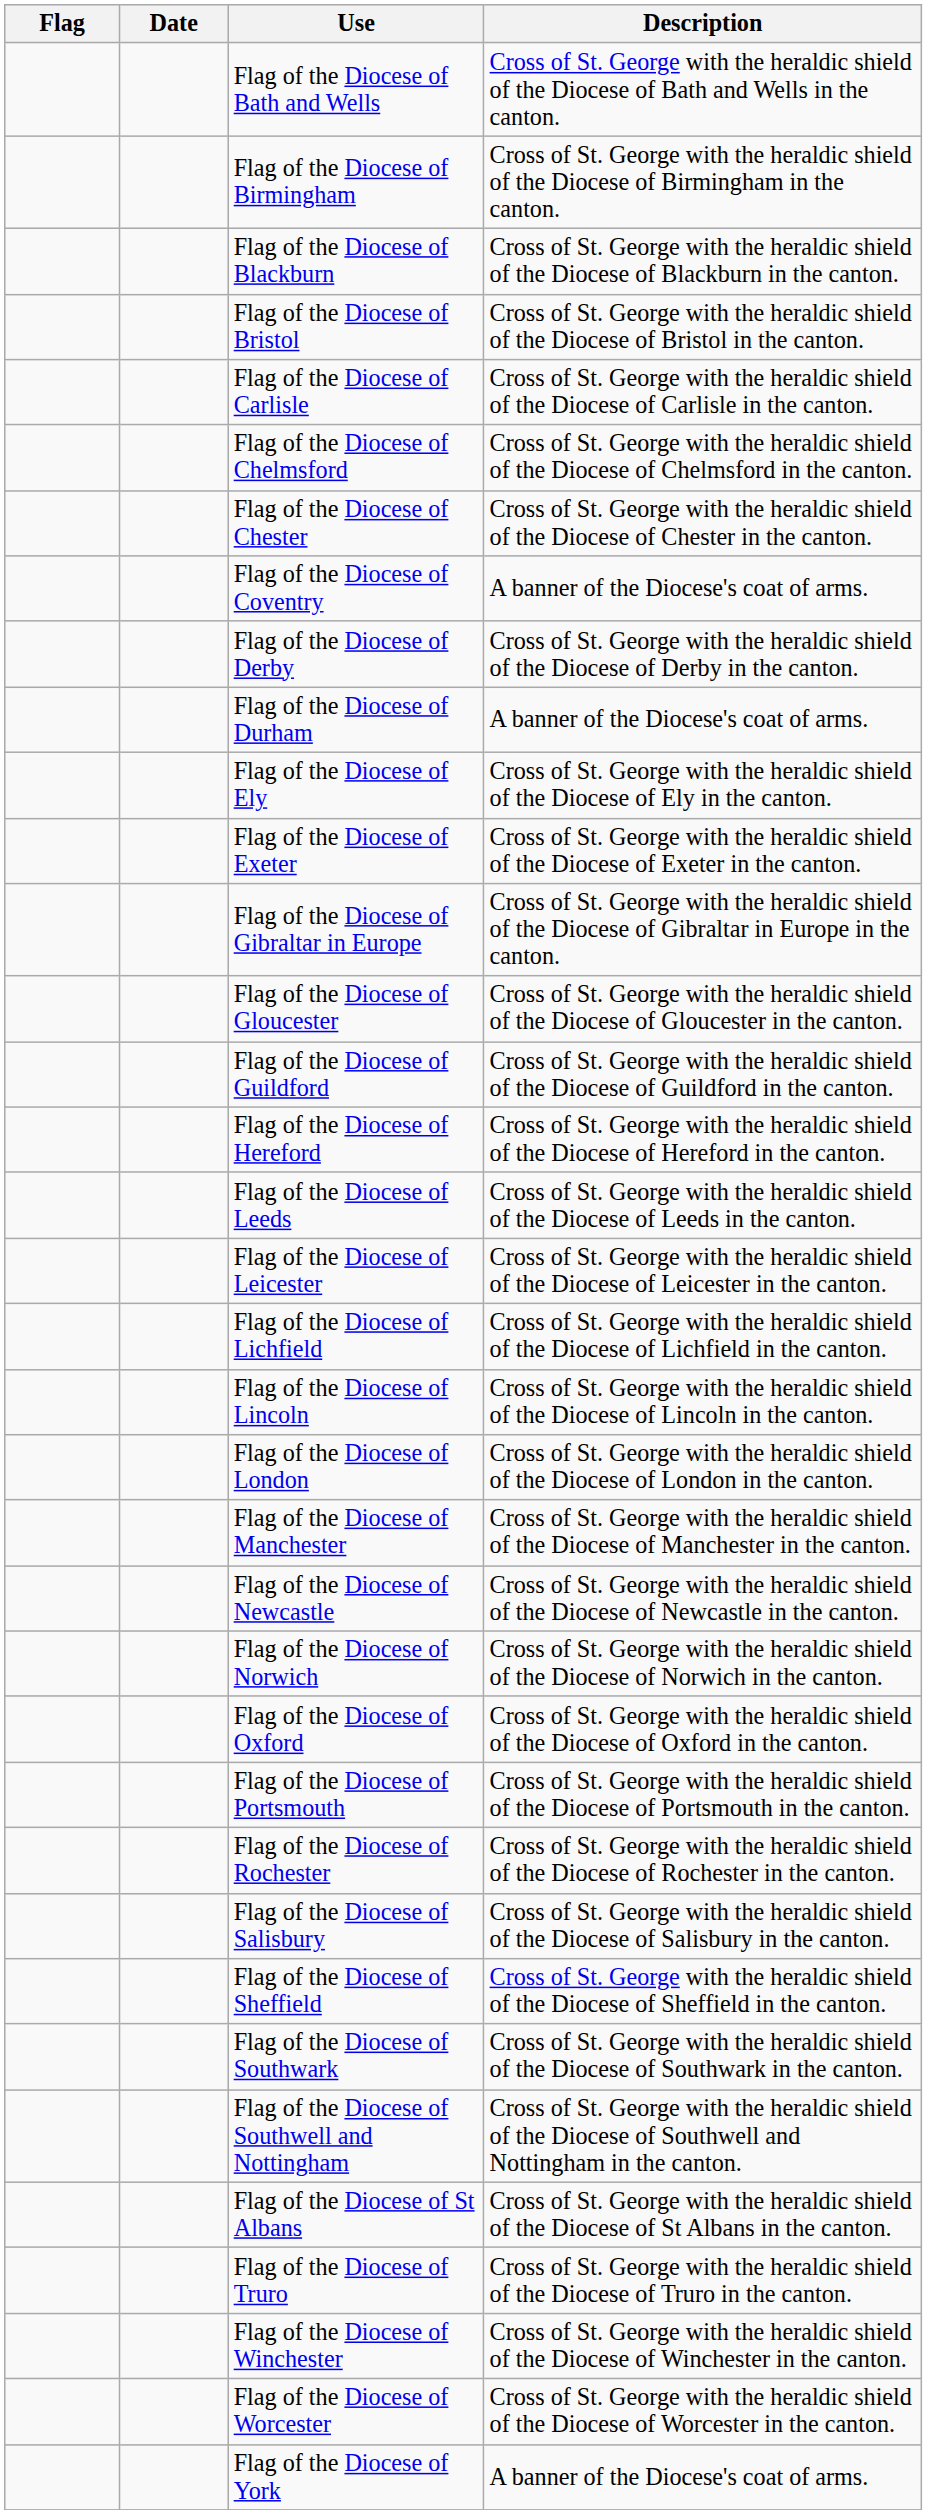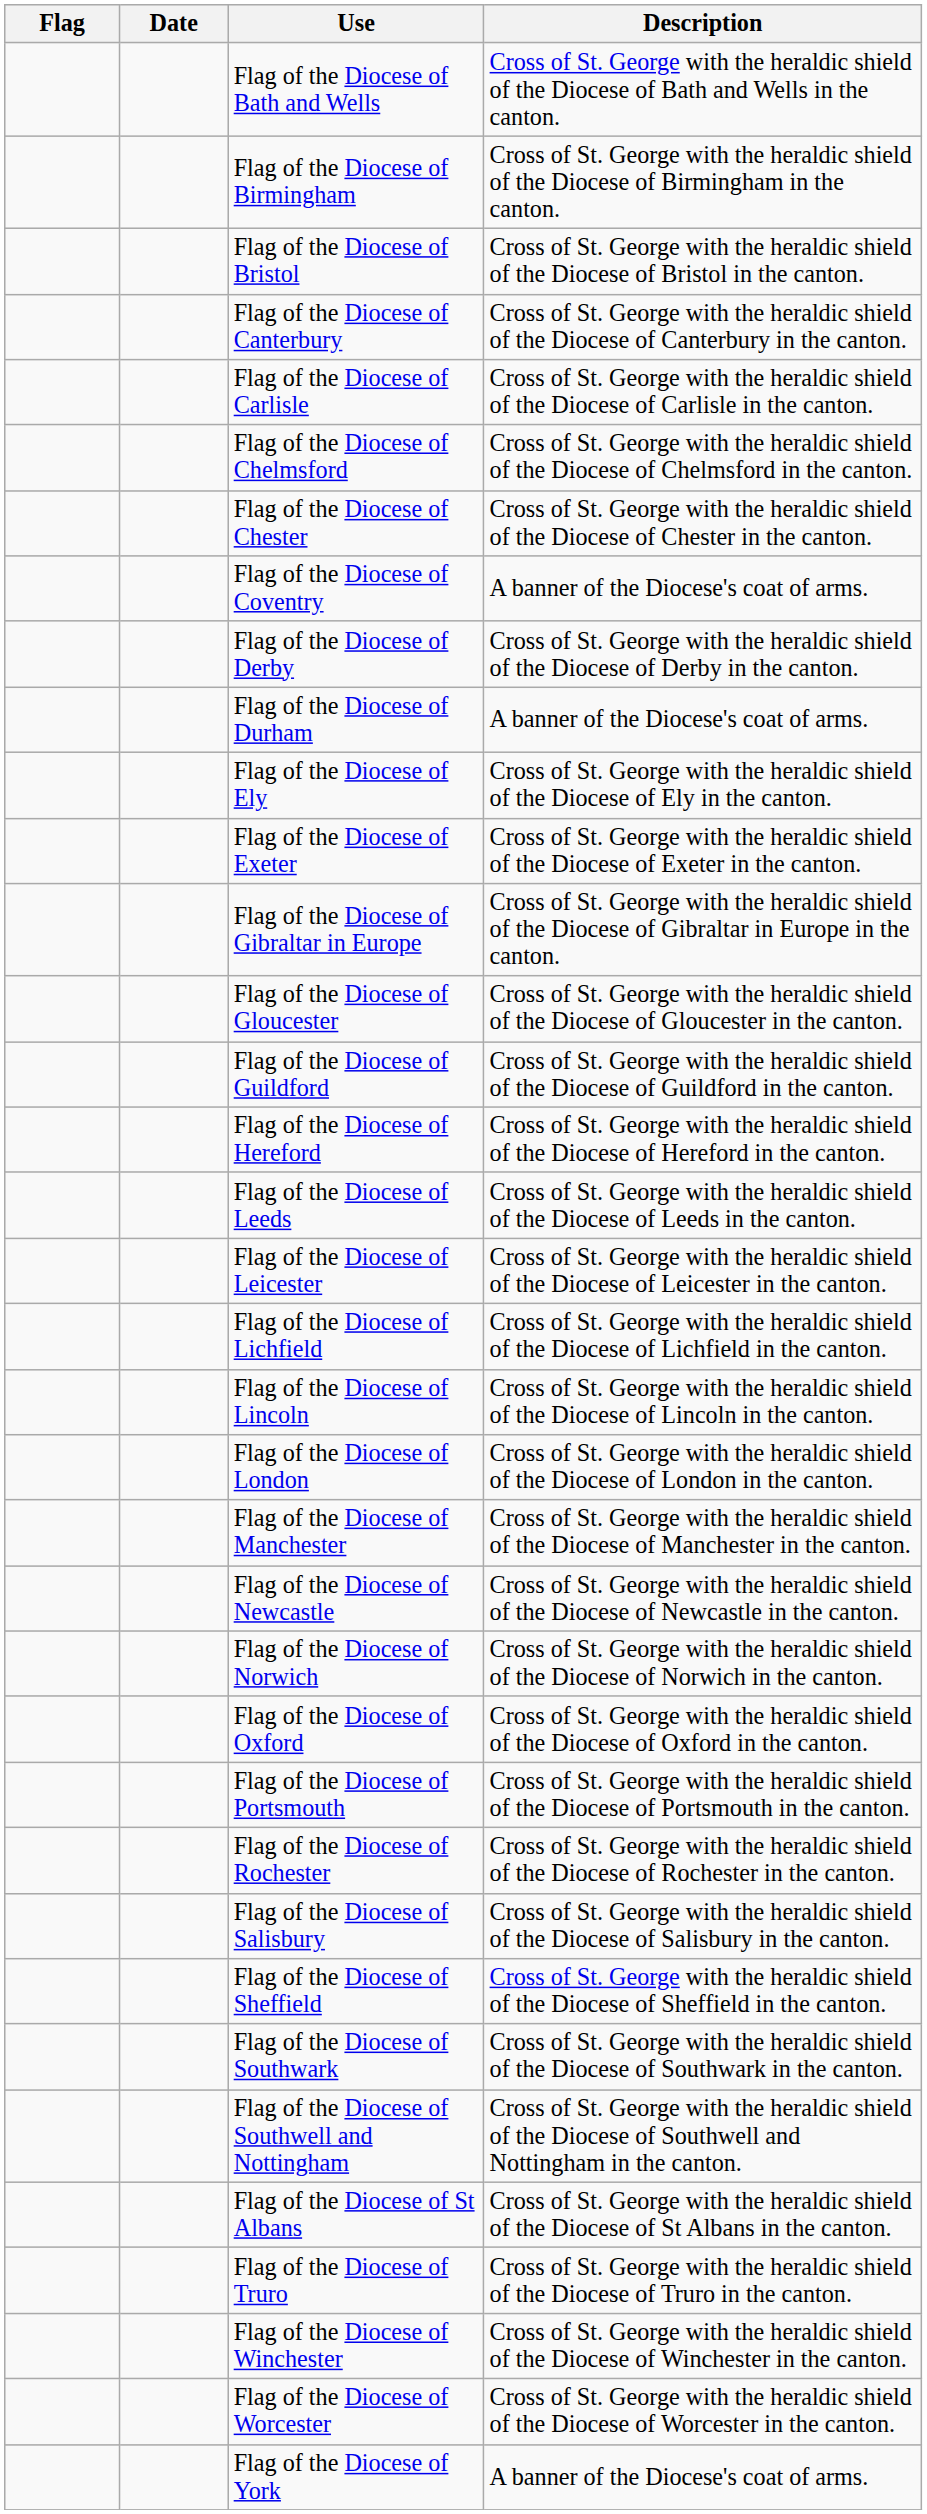- row: (341, 260)
+ row: (341, 326)
